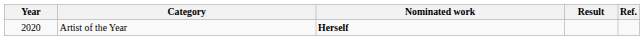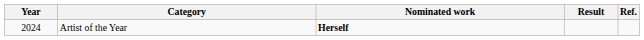(31, 27) 2020 -> (31, 27) 2024
